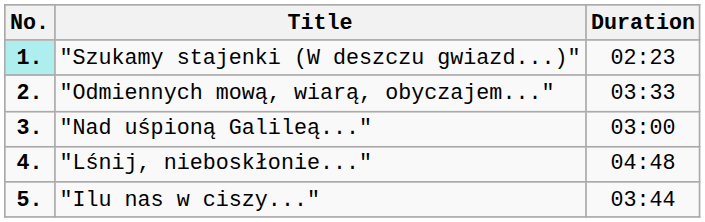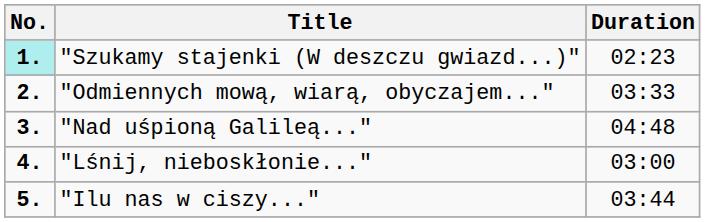(643, 129) 03:00 -> (643, 129) 04:48
(643, 164) 04:48 -> (643, 164) 03:00
